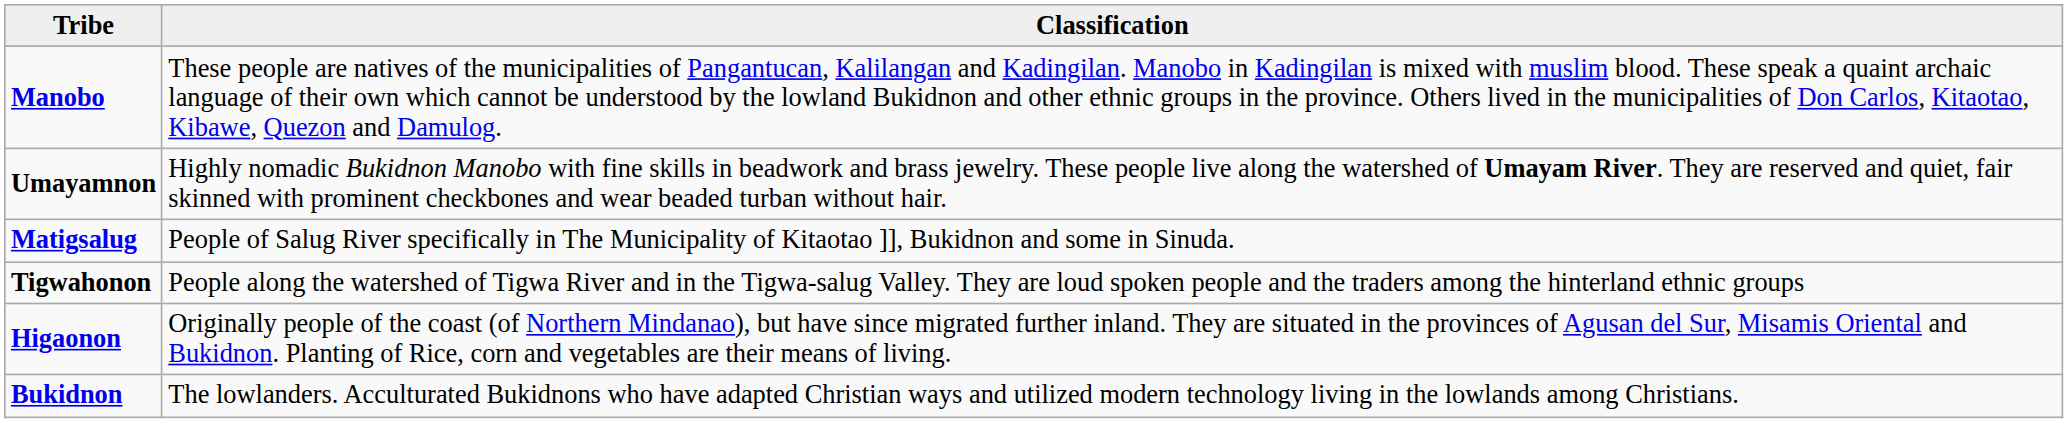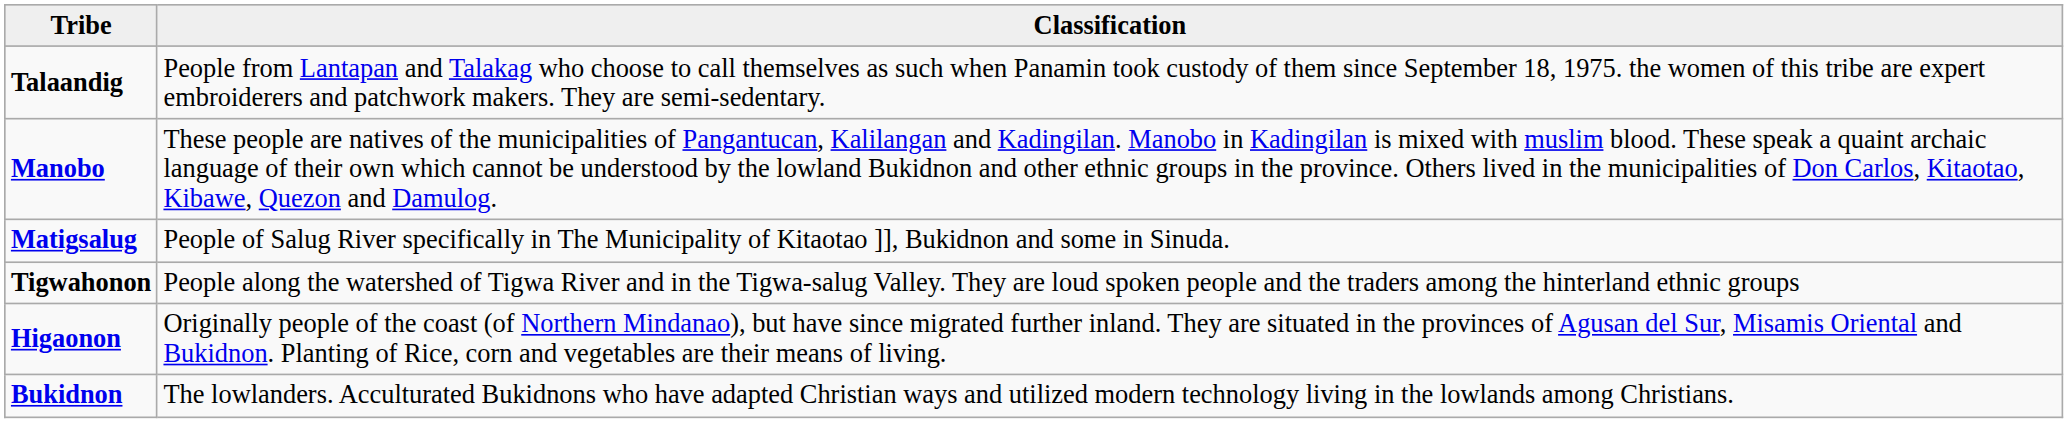+ row: (67, 82)
- row: (84, 183)
